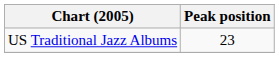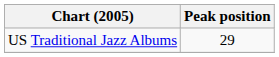(227, 40) 23 -> (227, 40) 29
